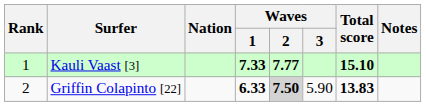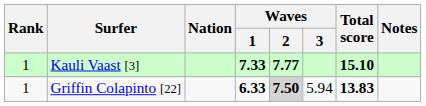(26, 88) 2 -> (26, 88) 1
(320, 88) 5.90 -> (320, 88) 5.94
